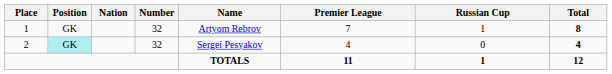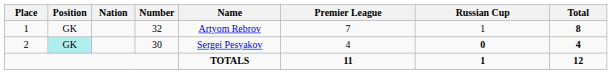(157, 45) 32 -> (157, 45) 30
(483, 45) normal -> (483, 45) bold
